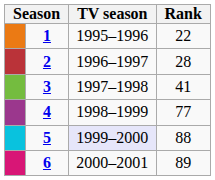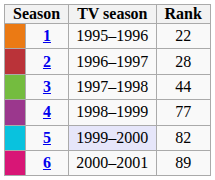(183, 86) 41 -> (183, 86) 44
(183, 137) 88 -> (183, 137) 82
